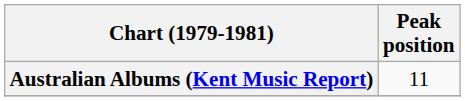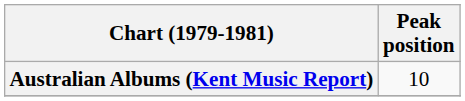(419, 78) 11 -> (419, 78) 10
